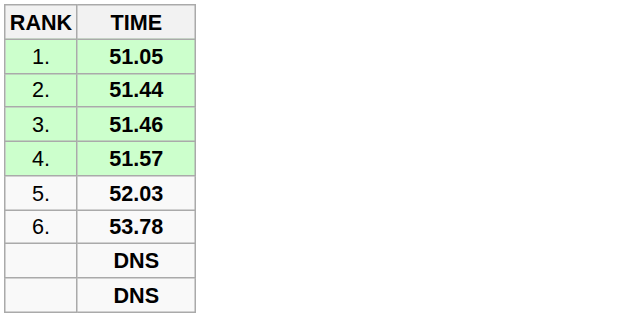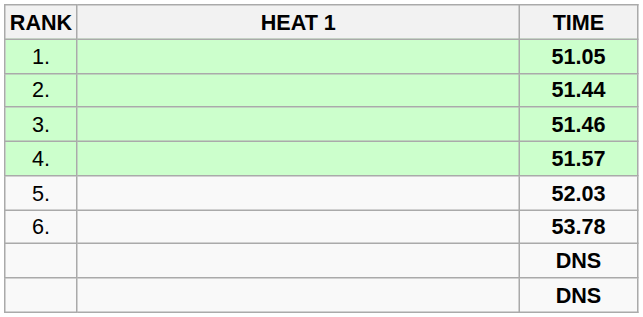+ column: (298, 22)
